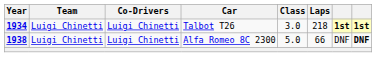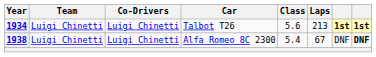(293, 26) 3.0 -> (293, 26) 5.6
(320, 26) 218 -> (320, 26) 213
(293, 40) 5.0 -> (293, 40) 5.4
(320, 40) 66 -> (320, 40) 67
